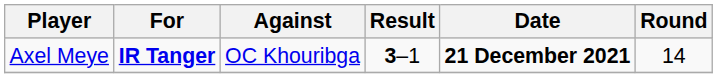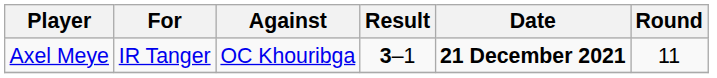(167, 55) bold -> (165, 55) normal
(674, 55) 14 -> (669, 55) 11
